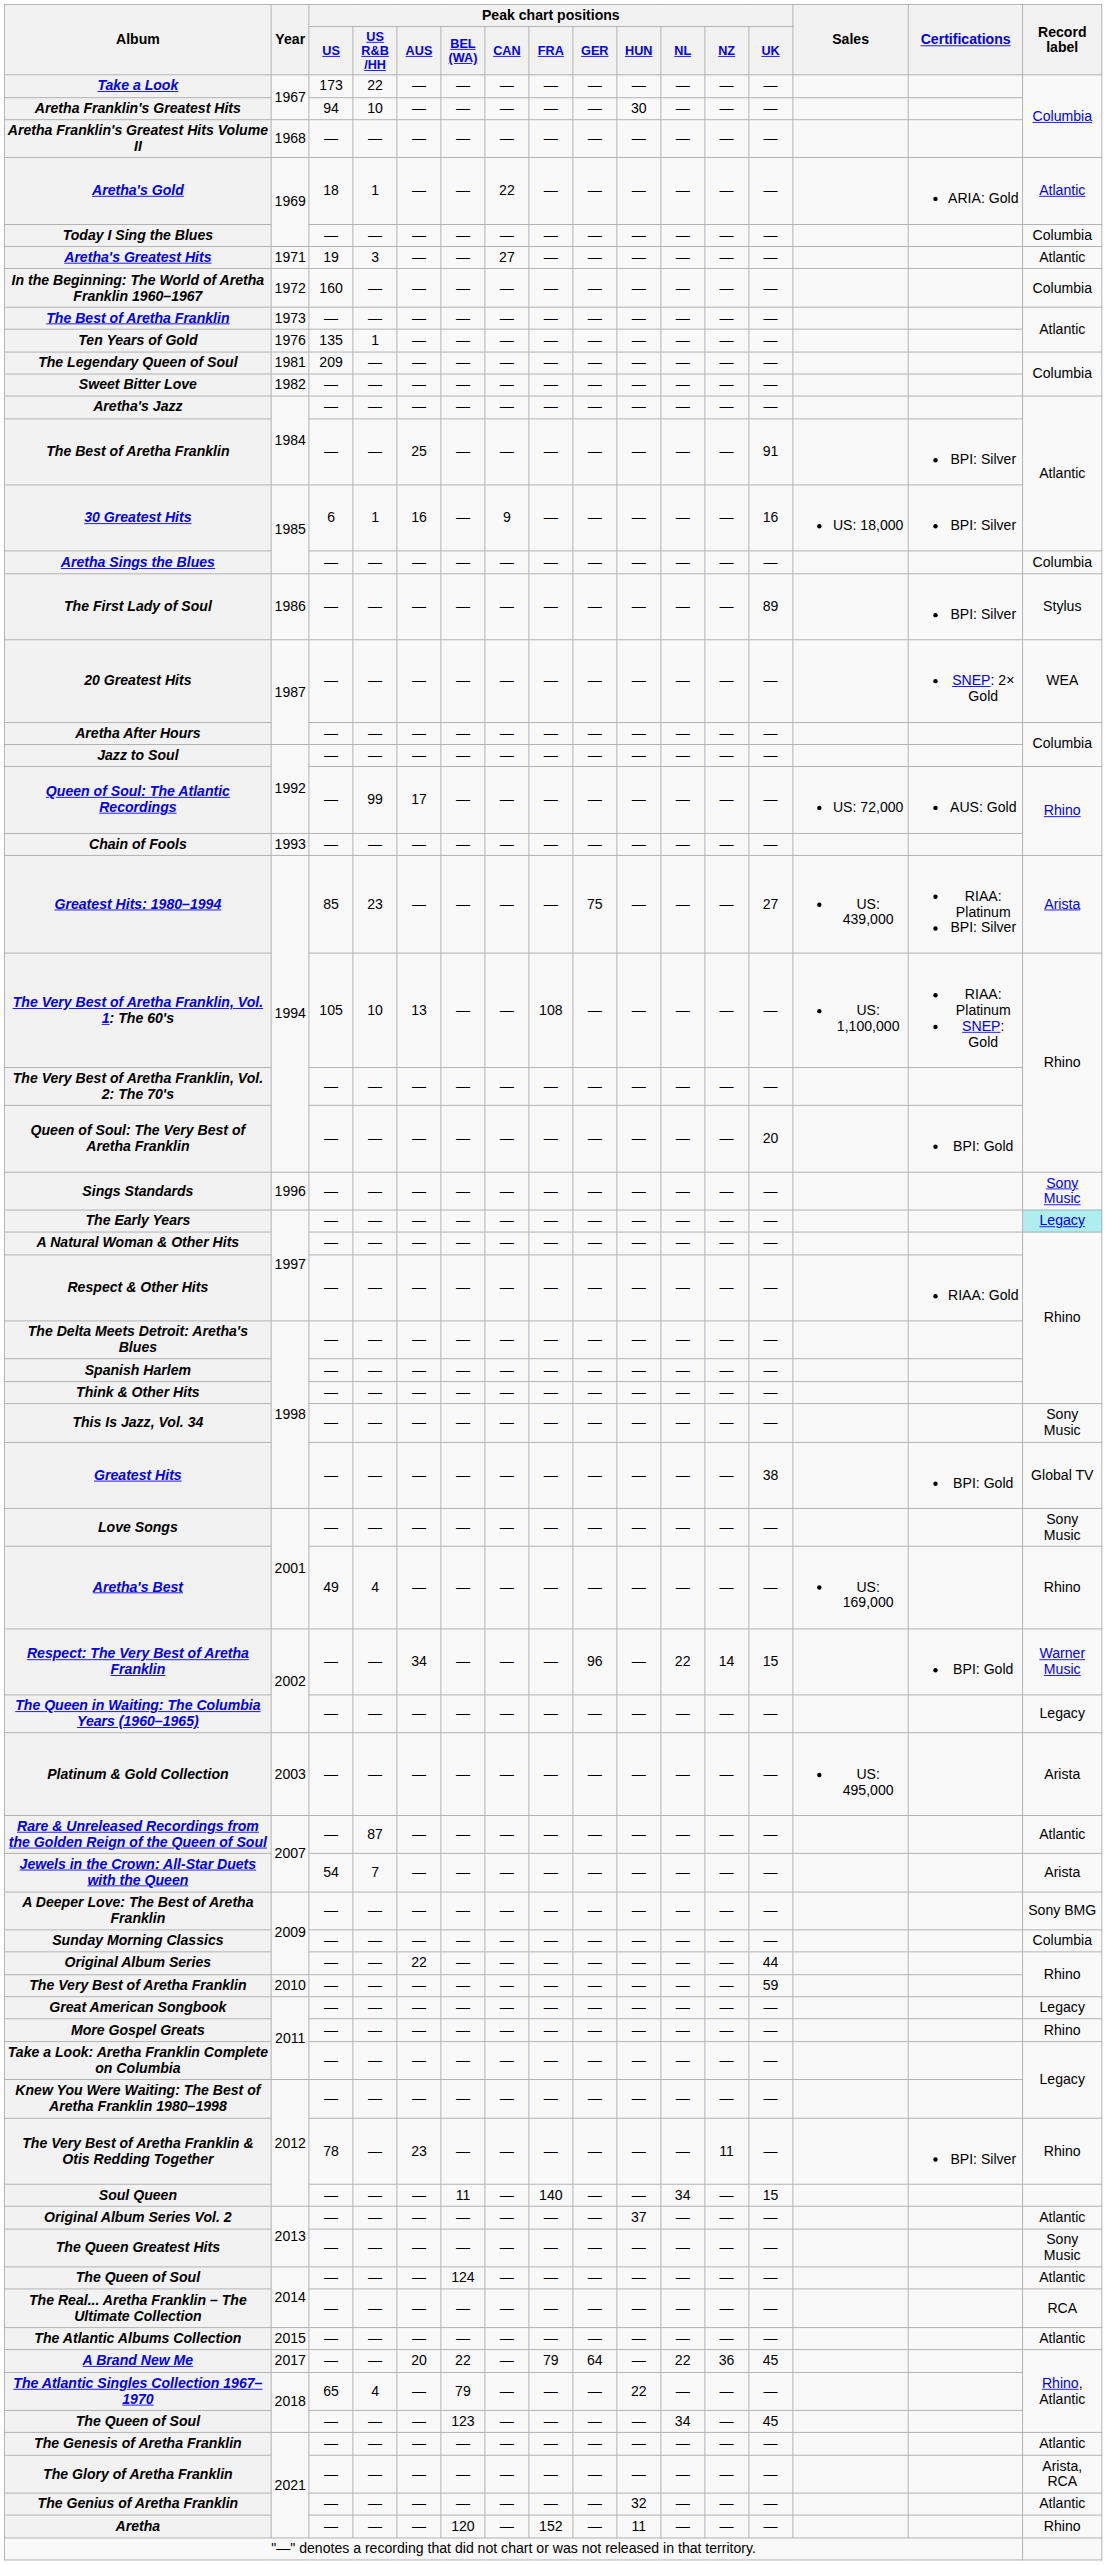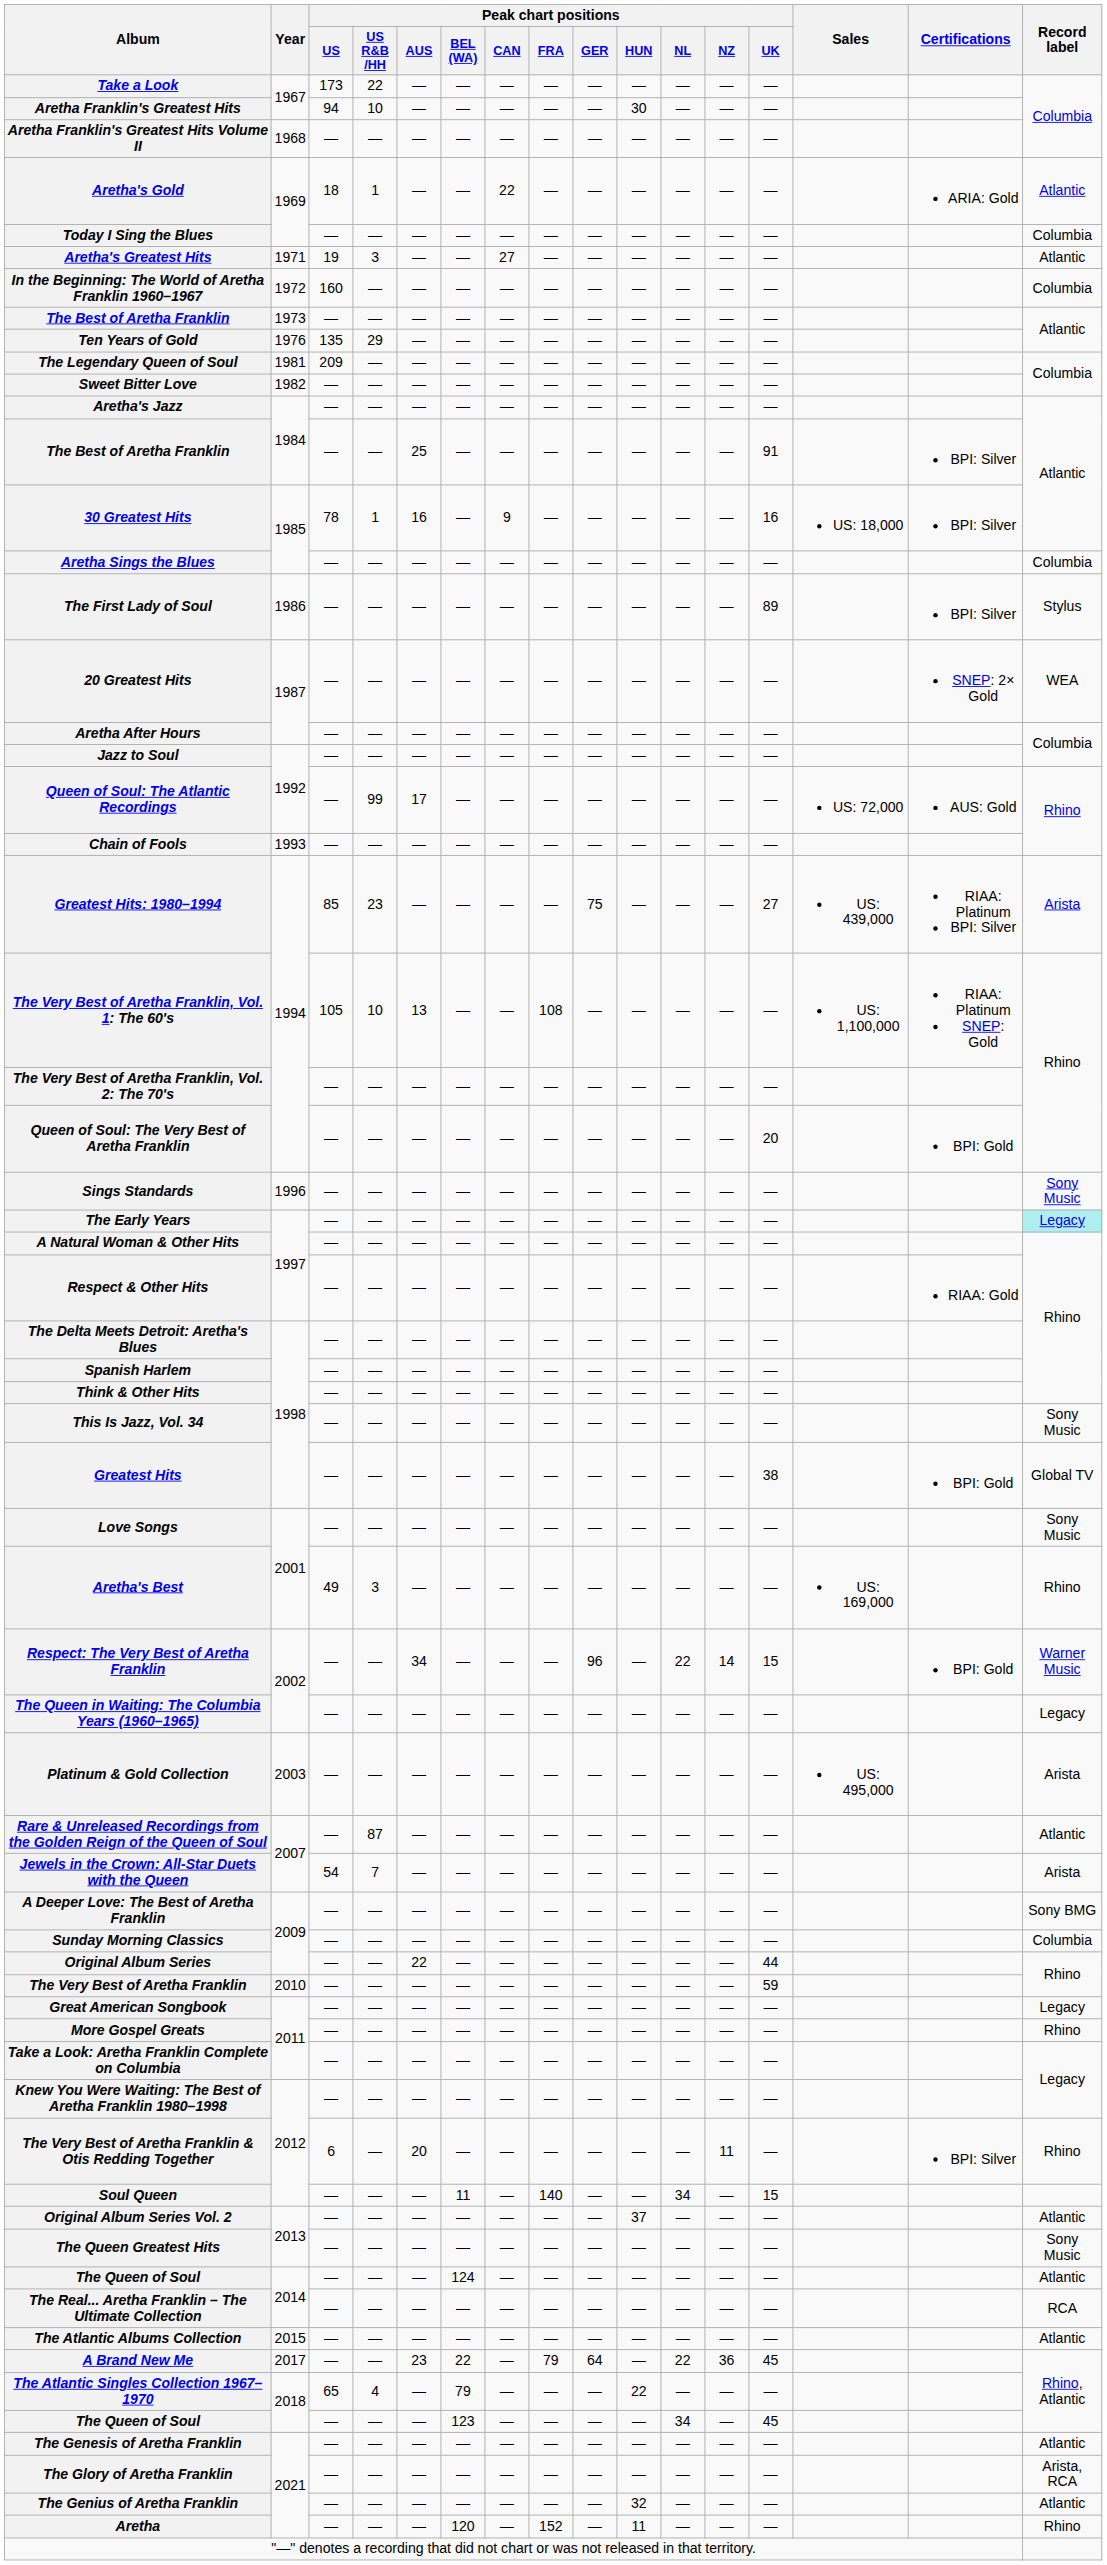(375, 340) 1 -> (375, 340) 29
(331, 518) 6 -> (331, 518) 78
(375, 1587) 4 -> (375, 1587) 3
(331, 2150) 78 -> (331, 2150) 6
(419, 2150) 23 -> (419, 2150) 20
(419, 2360) 20 -> (419, 2360) 23
